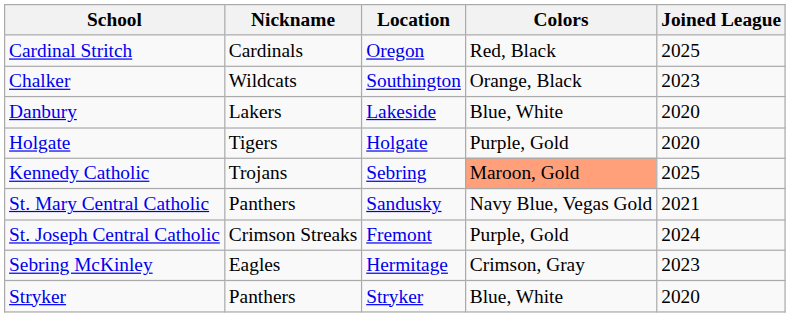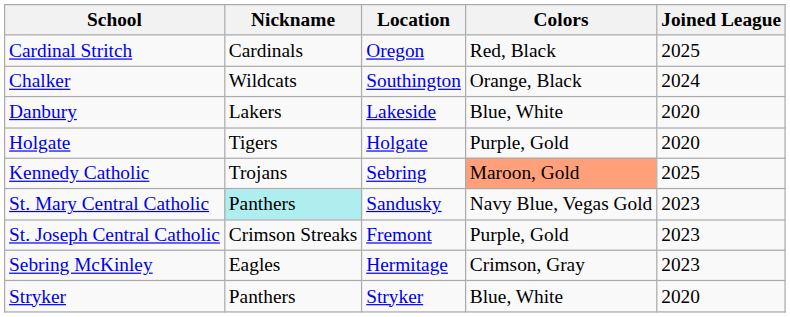(681, 81) 2023 -> (681, 81) 2024
(262, 204) no background -> (262, 204) paleturquoise background
(681, 204) 2021 -> (681, 204) 2023
(681, 234) 2024 -> (681, 234) 2023
